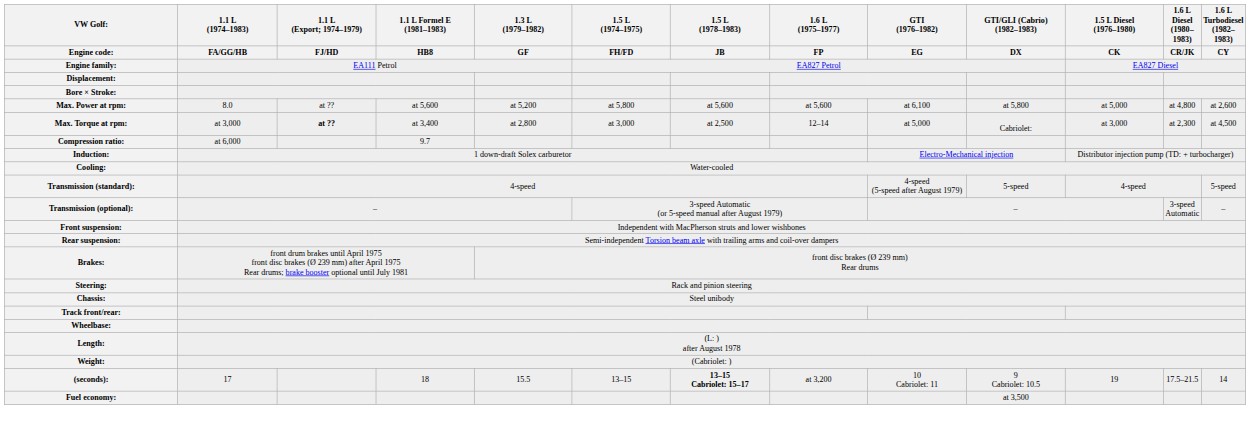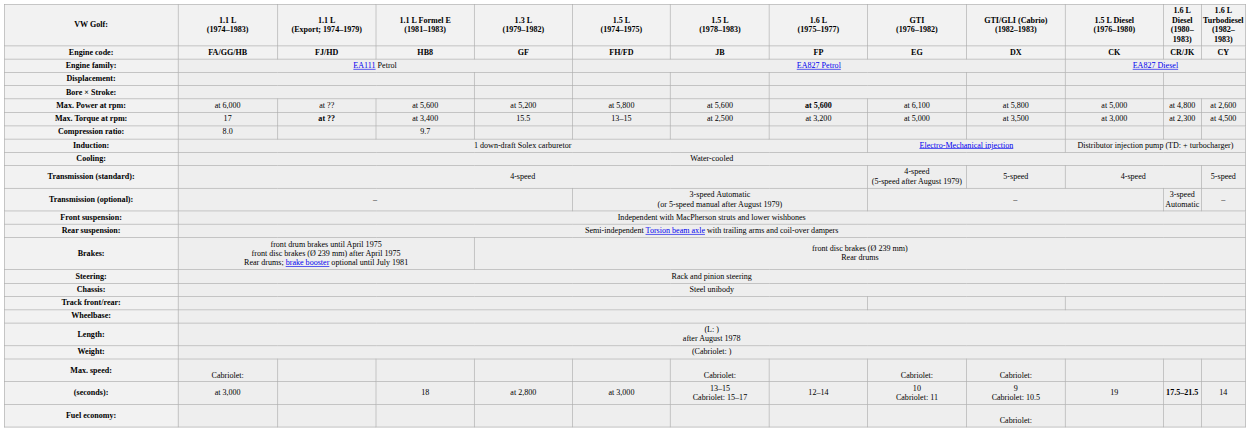(228, 105) 8.0 -> (228, 105) at 6,000
(819, 105) normal -> (818, 105) bold
(228, 123) at 3,000 -> (228, 119) 17
(523, 123) at 2,800 -> (523, 119) 15.5
(621, 123) at 3,000 -> (621, 119) 13–15
(819, 123) 12–14 -> (818, 119) at 3,200
(1016, 128) Cabriolet: -> (1016, 119) at 3,500
(228, 141) at 6,000 -> (228, 132) 8.0
+ row: (91, 370)
(228, 379) 17 -> (228, 393) at 3,000
(523, 379) 15.5 -> (523, 393) at 2,800
(621, 379) 13–15 -> (621, 393) at 3,000
(720, 379) bold -> (720, 393) normal
(819, 379) at 3,200 -> (818, 393) 12–14
(1182, 379) normal -> (1182, 393) bold
(1016, 397) at 3,500 -> (1016, 420) Cabriolet:
